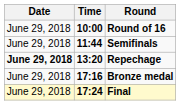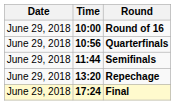+ row: (137, 44)
(39, 60) bold -> (39, 76) normal
- row: (140, 76)
